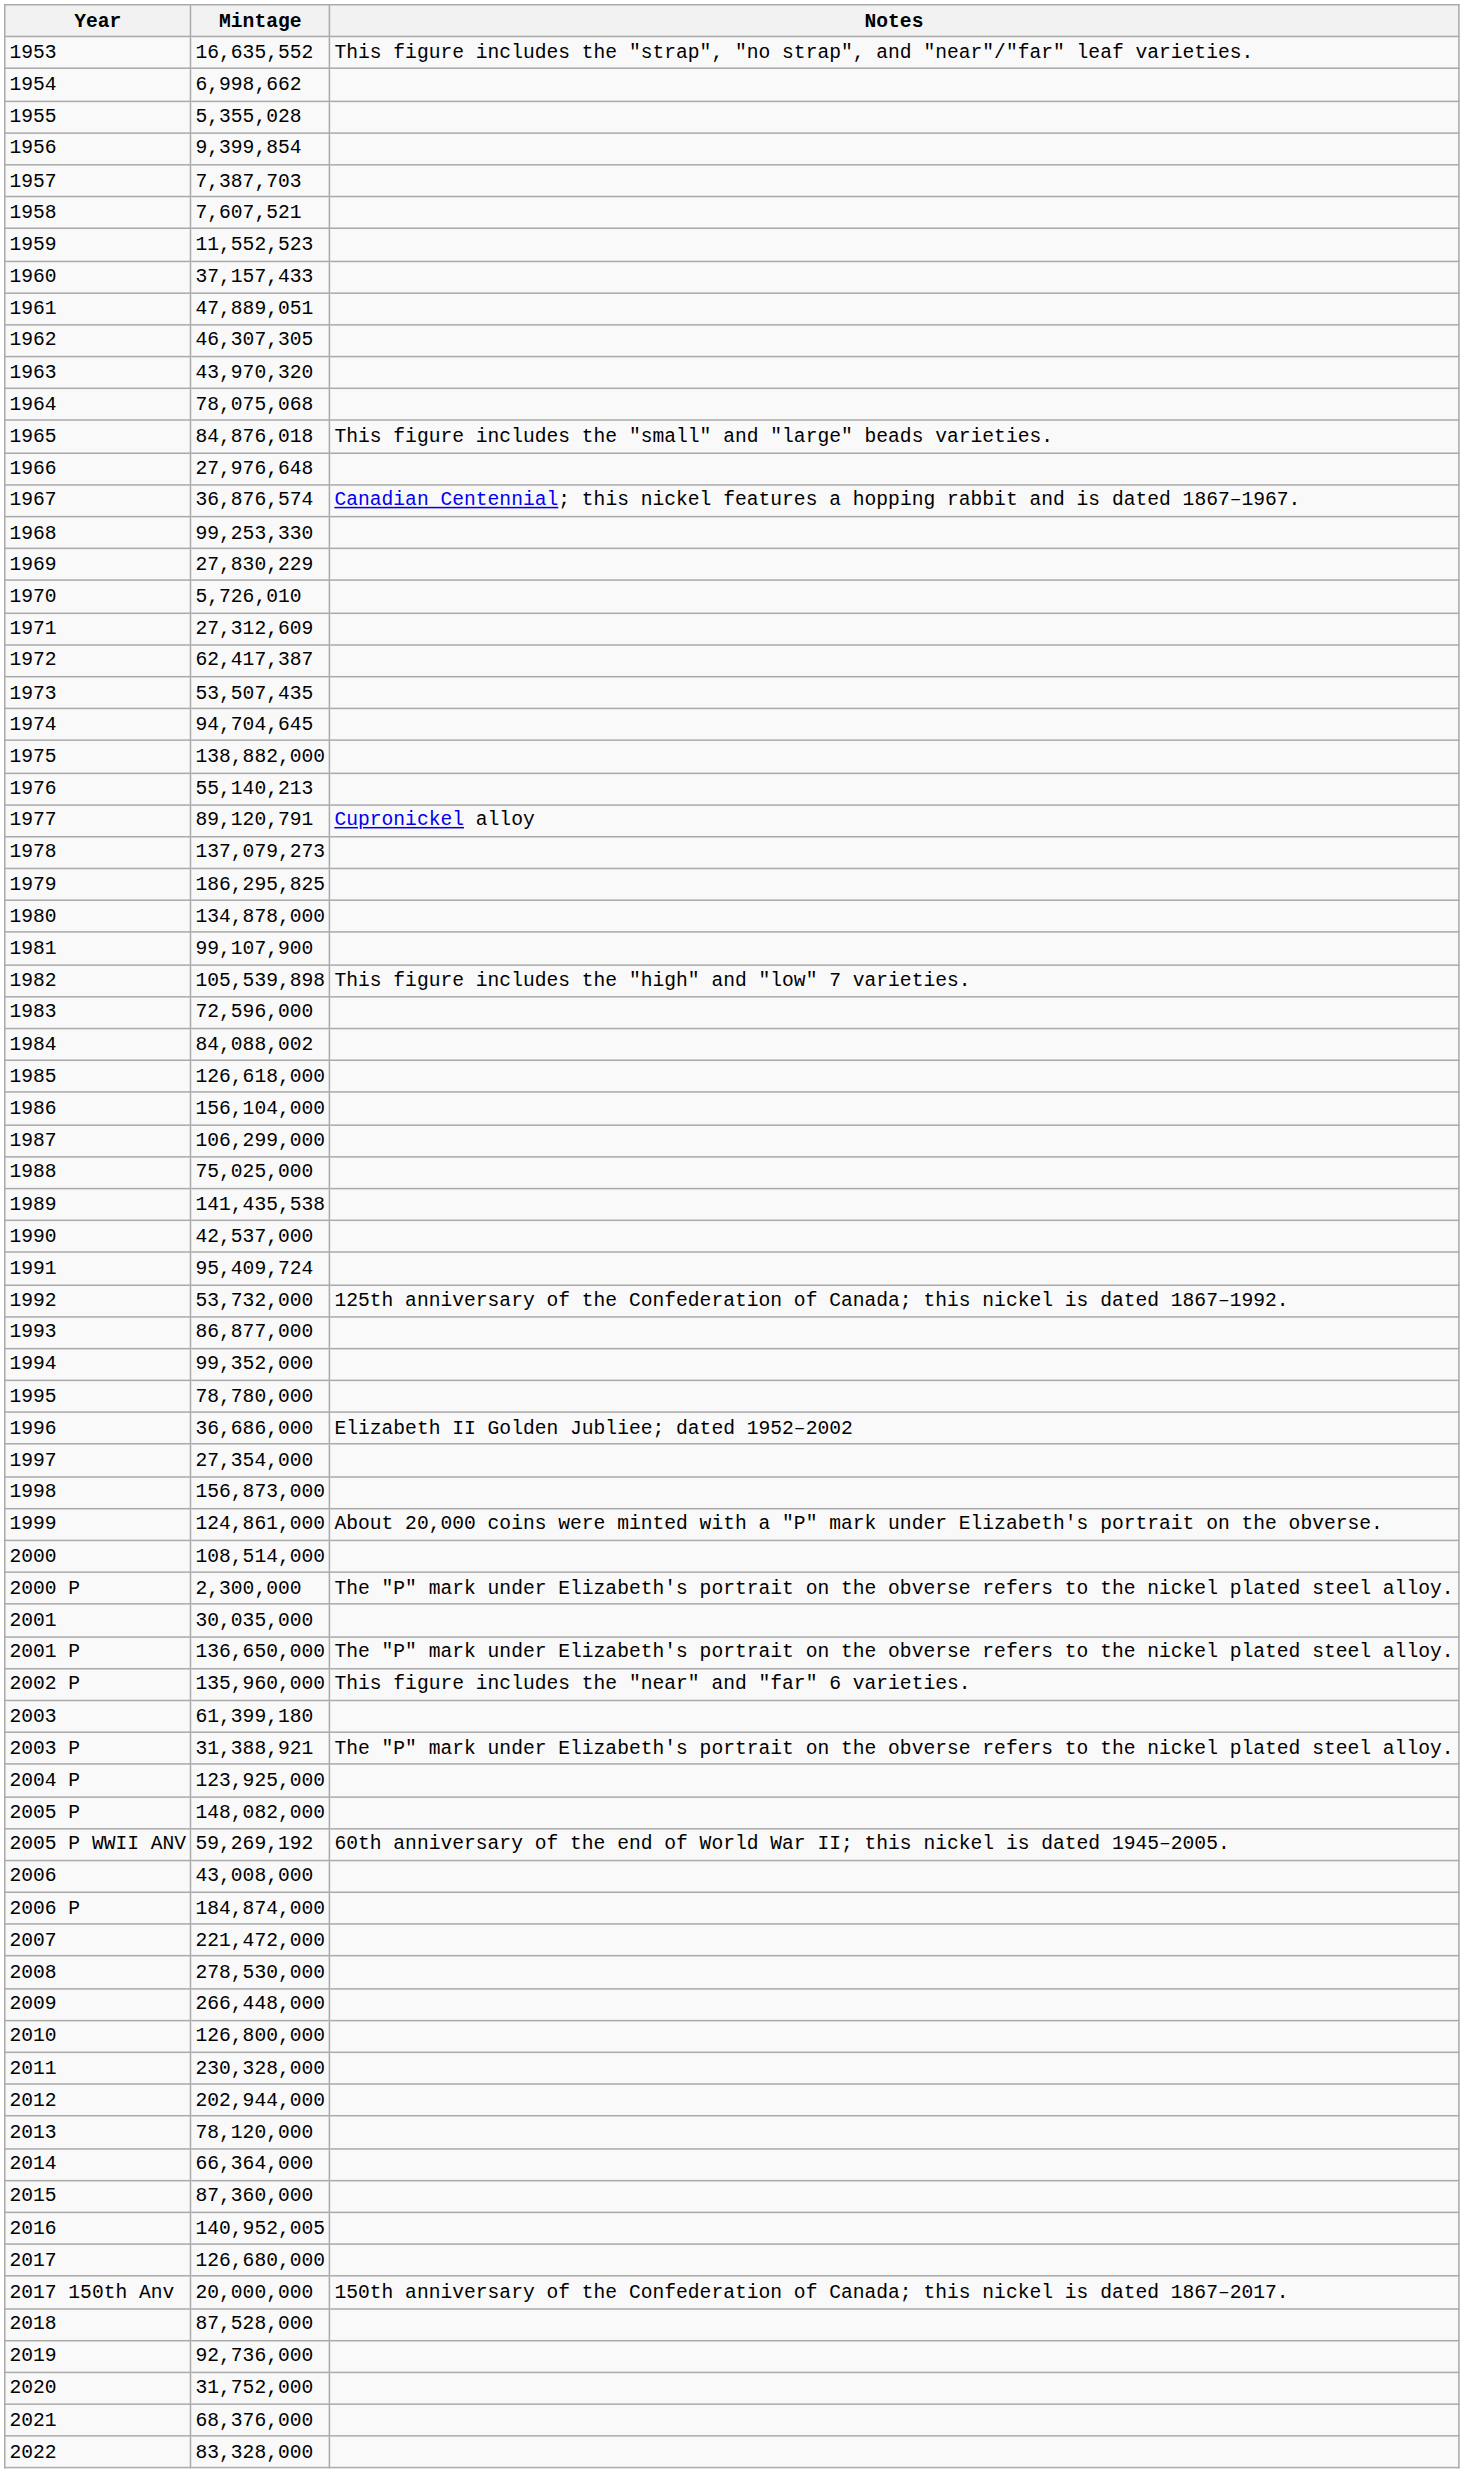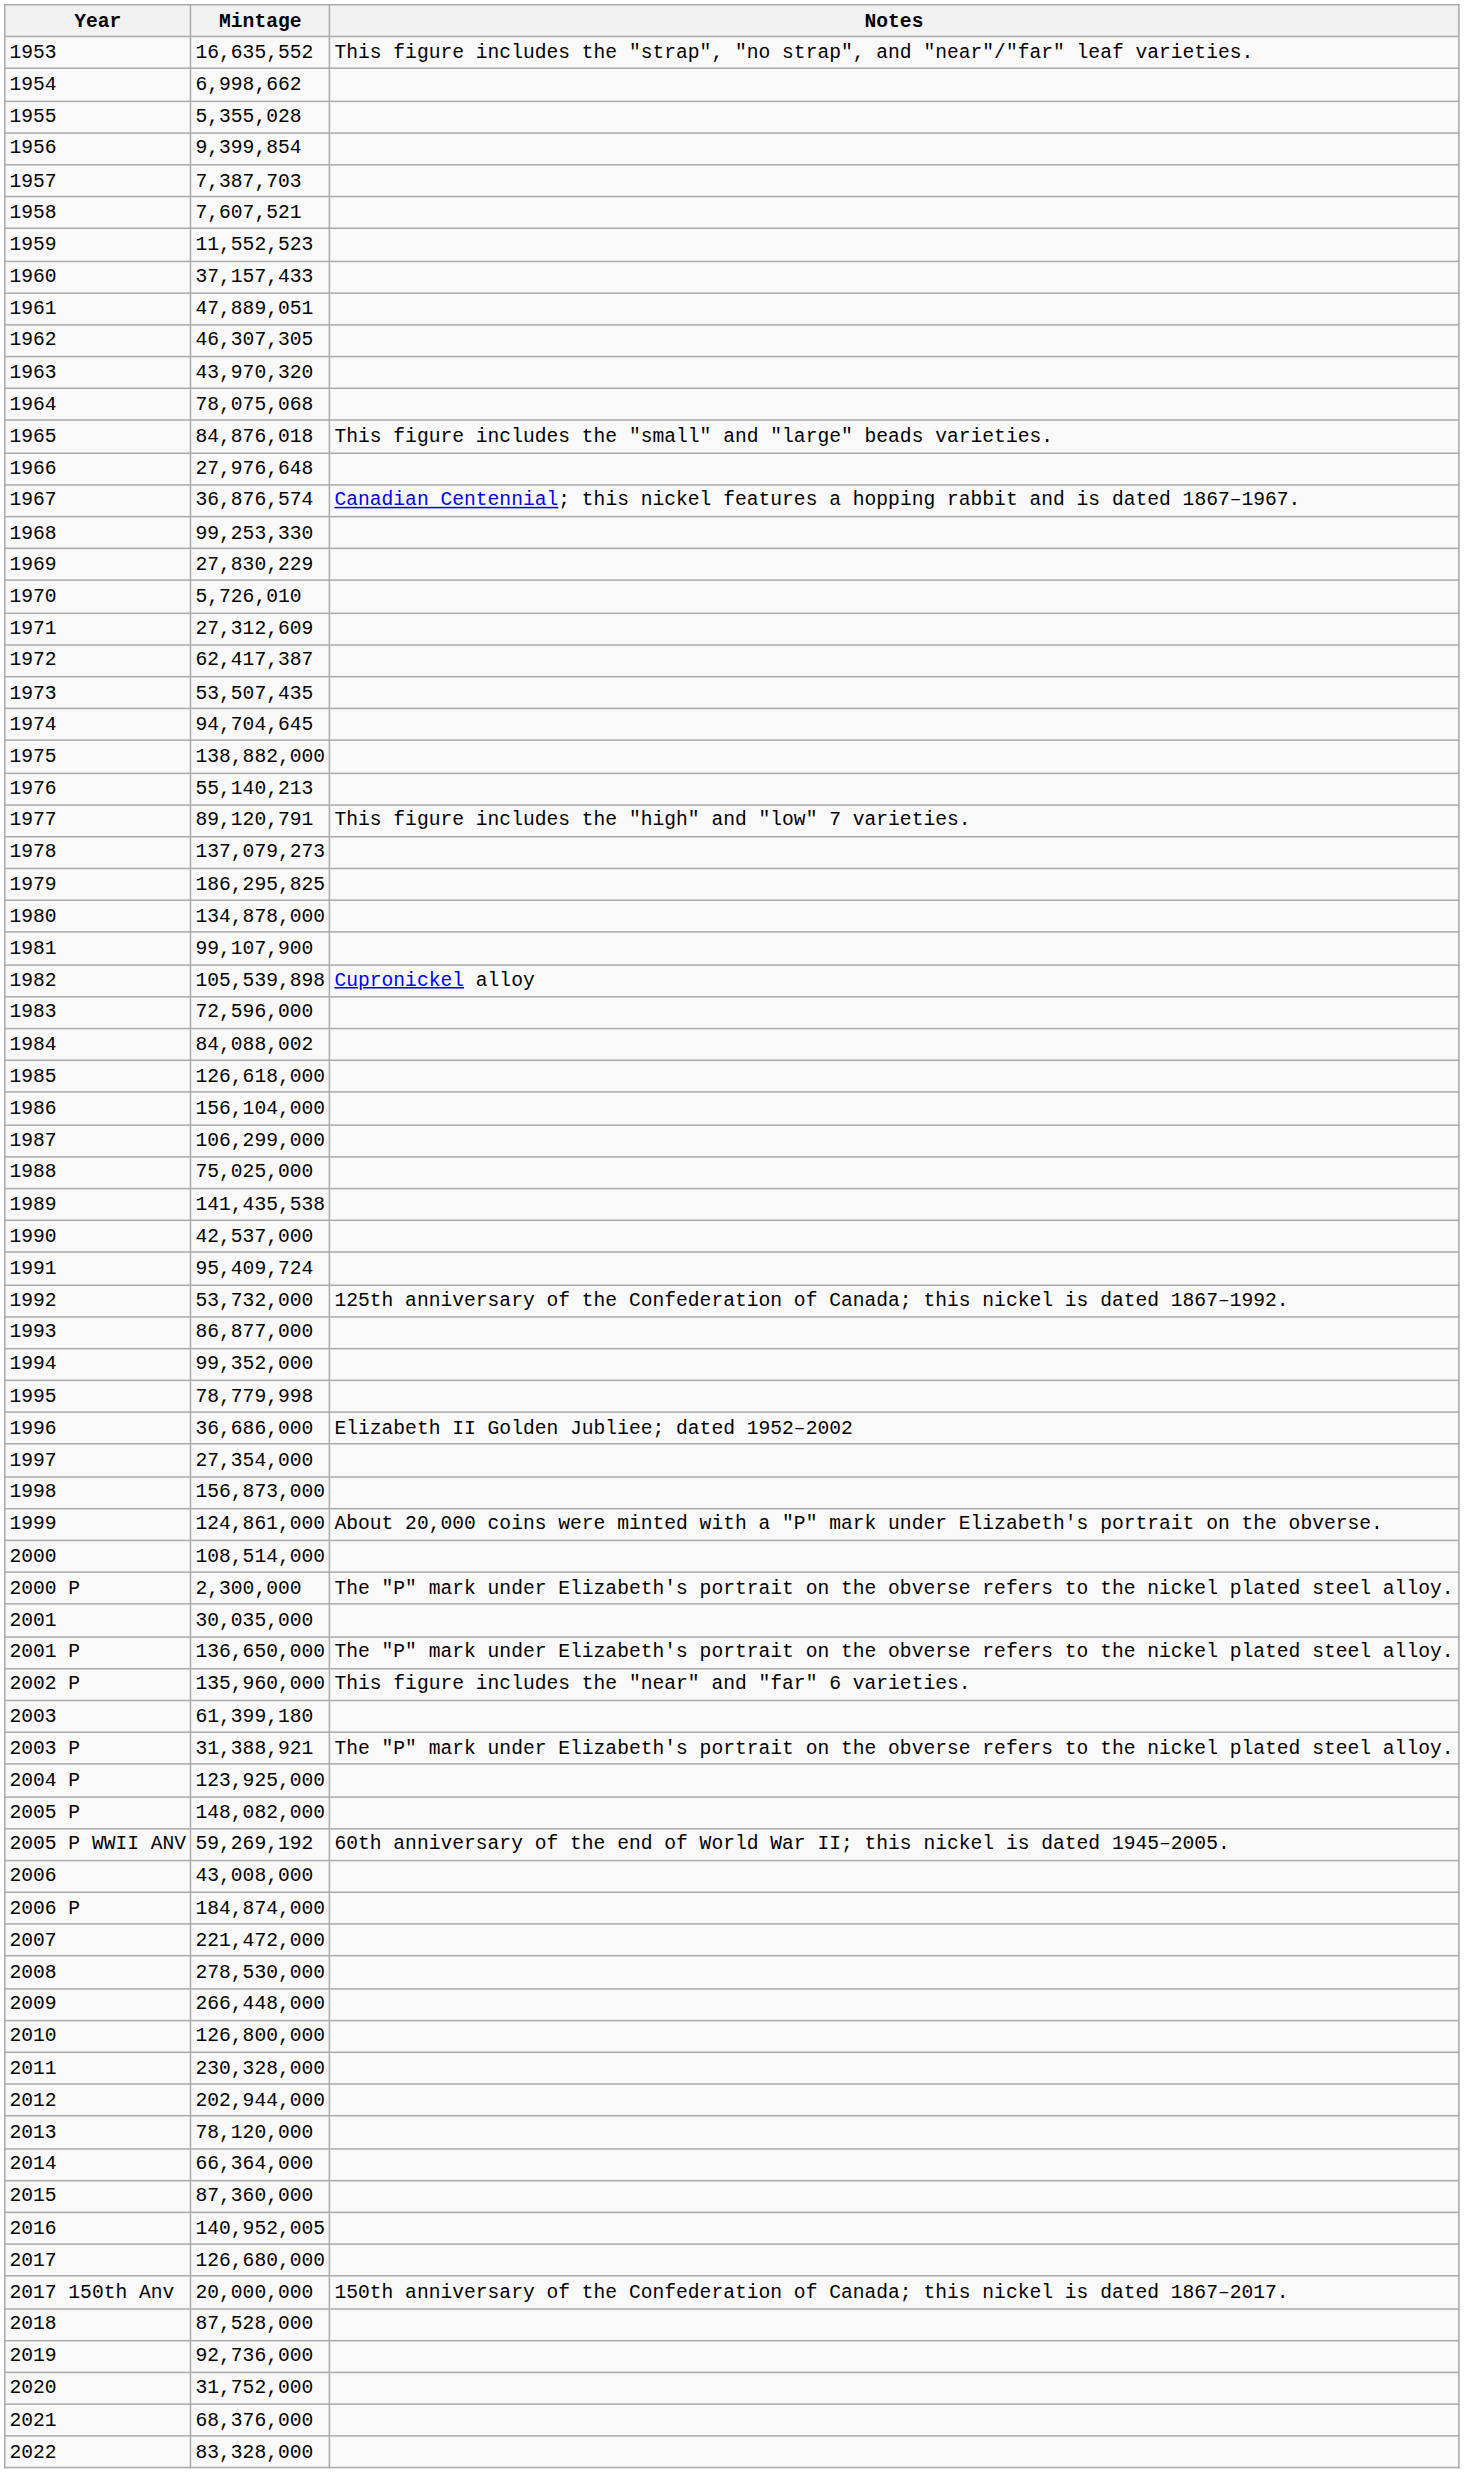(435, 821) Cupronickel alloy -> (652, 821) This figure includes the "high" and "low" 7 varieties.
(652, 981) This figure includes the "high" and "low" 7 varieties. -> (435, 981) Cupronickel alloy
(254, 1396) 78,780,000 -> (254, 1396) 78,779,998
